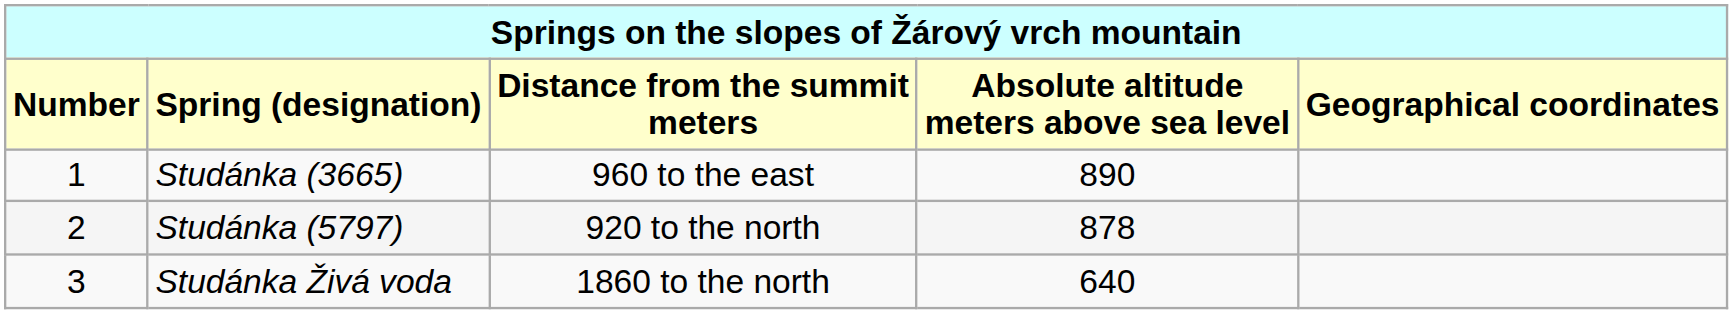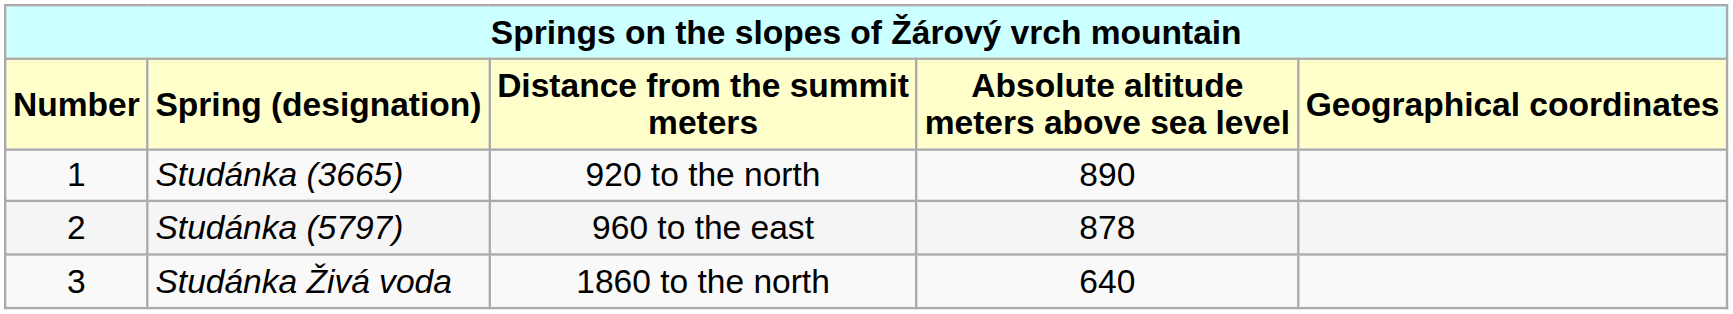(703, 175) 960 to the east -> (703, 175) 920 to the north
(703, 228) 920 to the north -> (703, 228) 960 to the east
